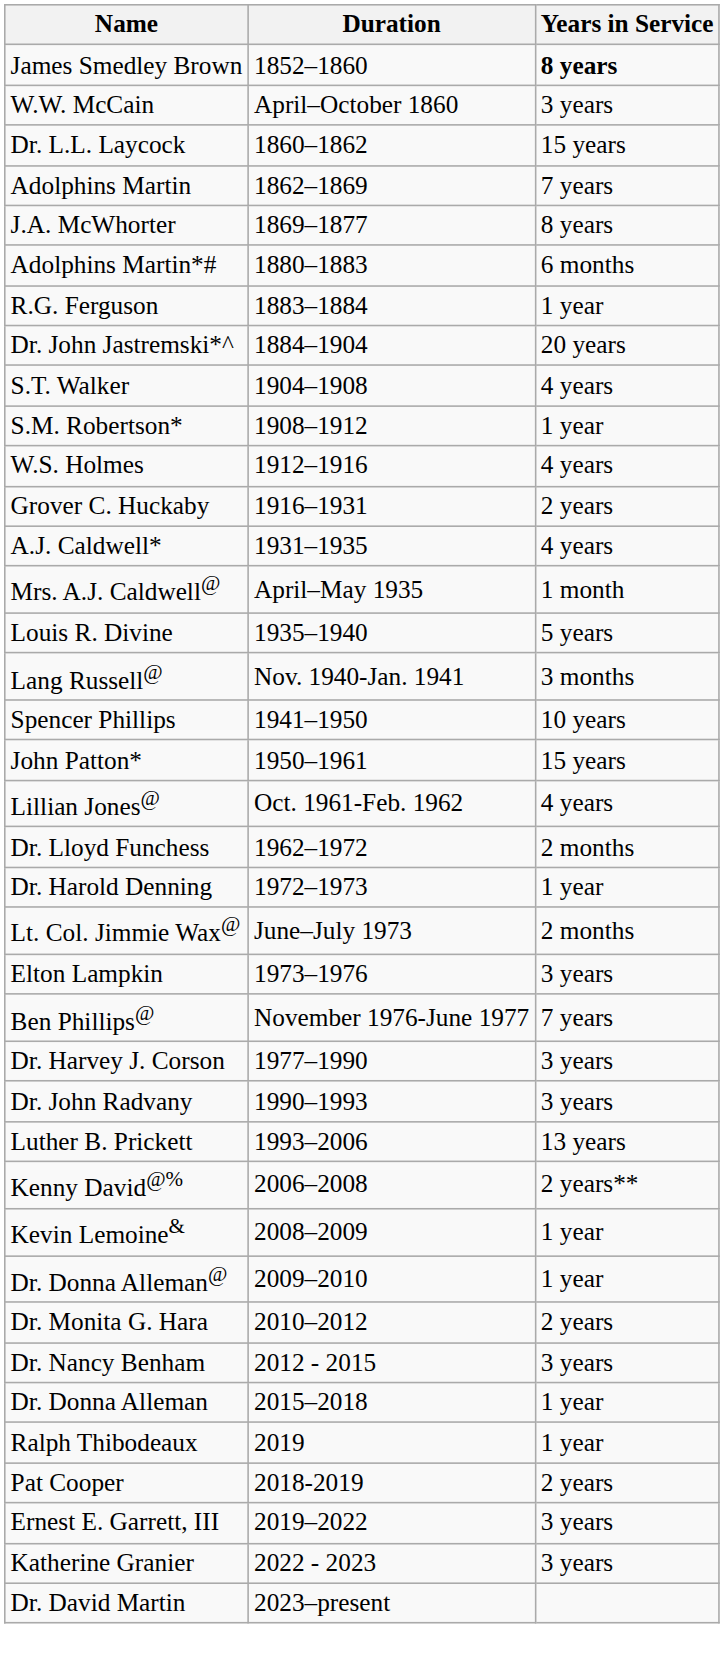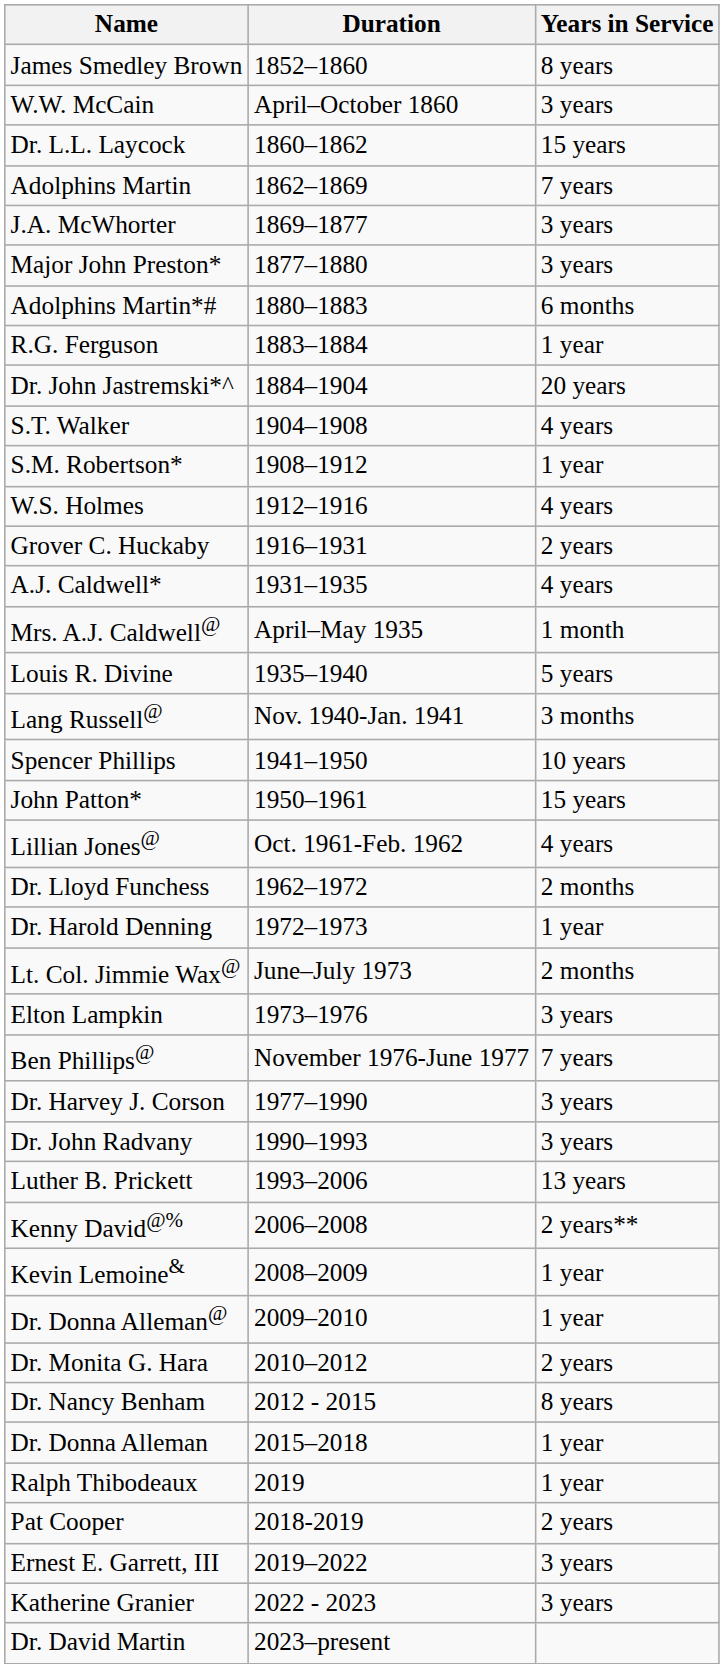(579, 64) bold -> (577, 64) normal
(577, 225) 8 years -> (577, 225) 3 years
+ row: (116, 265)
(577, 1362) 3 years -> (577, 1402) 8 years
